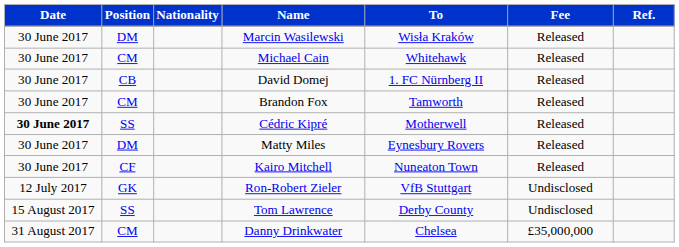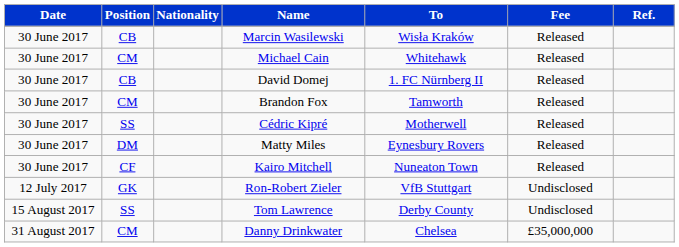(127, 37) DM -> (127, 37) CB
(53, 123) bold -> (53, 123) normal
